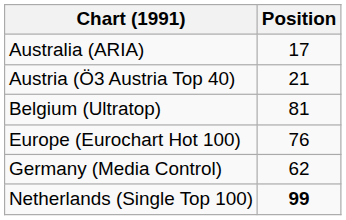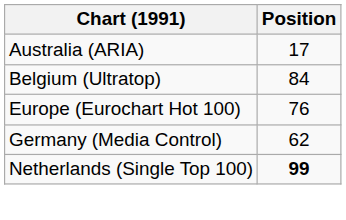- row: (122, 79)
(299, 109) 81 -> (299, 79) 84
